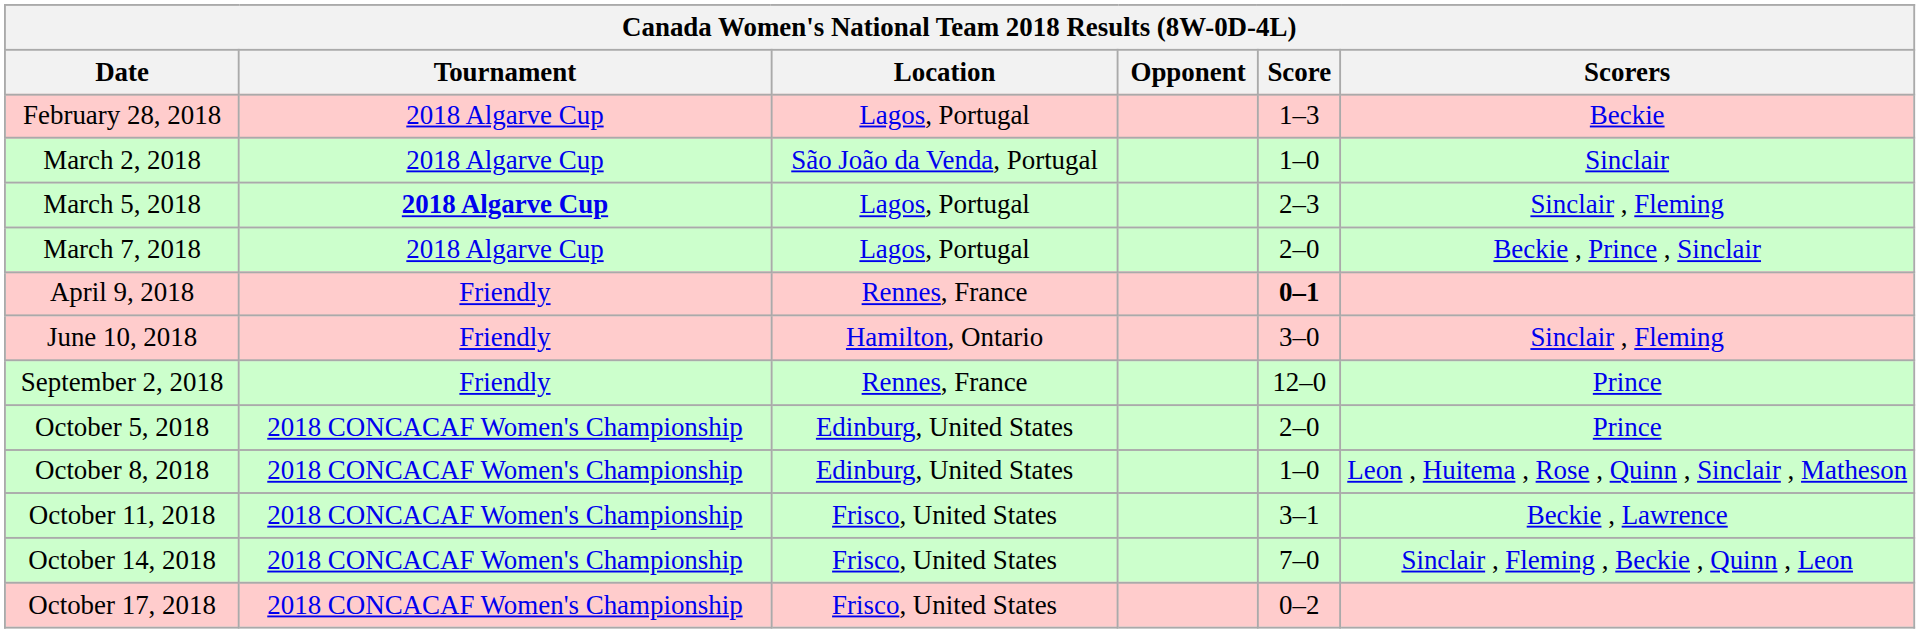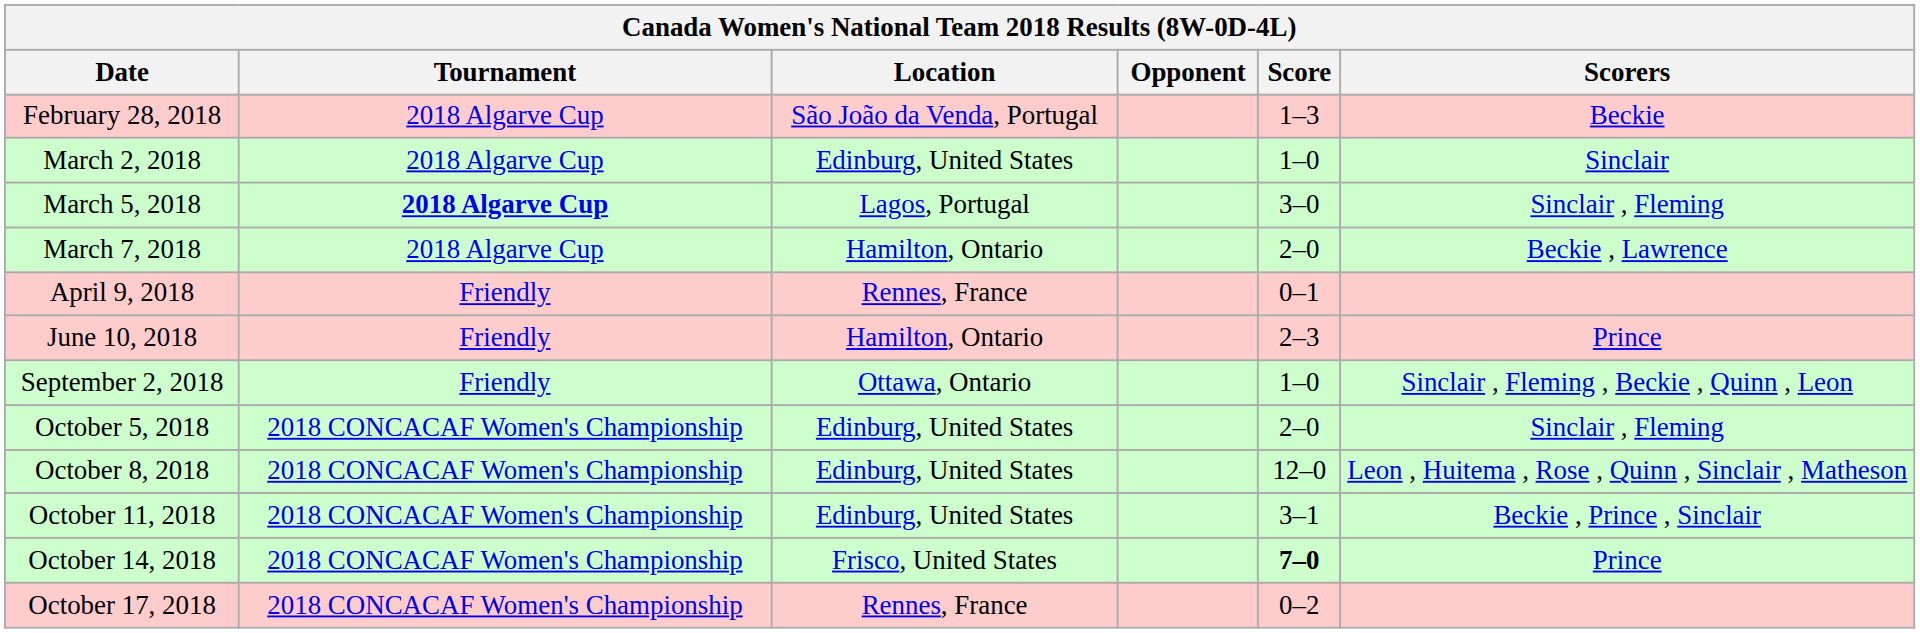(945, 115) Lagos, Portugal -> (945, 115) São João da Venda, Portugal
(945, 160) São João da Venda, Portugal -> (945, 160) Edinburg, United States
(1299, 204) 2–3 -> (1299, 204) 3–0
(945, 249) Lagos, Portugal -> (945, 249) Hamilton, Ontario
(1627, 249) Beckie , Prince , Sinclair -> (1627, 249) Beckie , Lawrence
(1299, 293) bold -> (1299, 293) normal
(1299, 337) 3–0 -> (1299, 337) 2–3
(1627, 337) Sinclair , Fleming -> (1627, 337) Prince
(945, 382) Rennes, France -> (945, 382) Ottawa, Ontario
(1299, 382) 12–0 -> (1299, 382) 1–0
(1627, 382) Prince -> (1627, 382) Sinclair , Fleming , Beckie , Quinn , Leon
(1627, 426) Prince -> (1627, 426) Sinclair , Fleming
(1299, 471) 1–0 -> (1299, 471) 12–0
(945, 515) Frisco, United States -> (945, 515) Edinburg, United States
(1627, 515) Beckie , Lawrence -> (1627, 515) Beckie , Prince , Sinclair
(1299, 560) normal -> (1299, 560) bold
(1627, 560) Sinclair , Fleming , Beckie , Quinn , Leon -> (1627, 560) Prince
(945, 604) Frisco, United States -> (945, 604) Rennes, France
